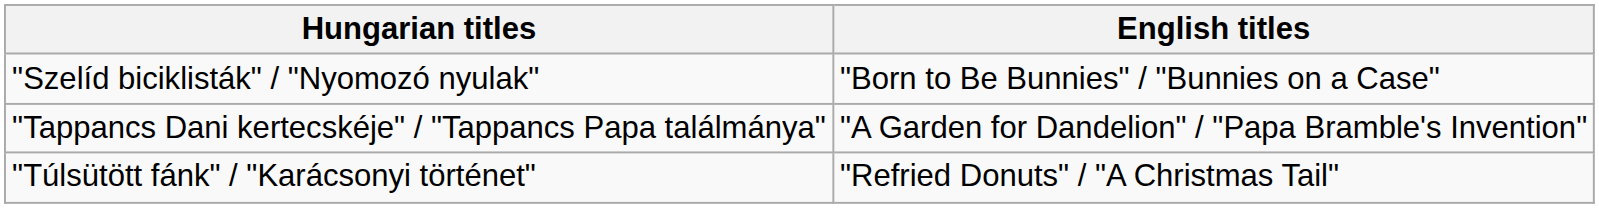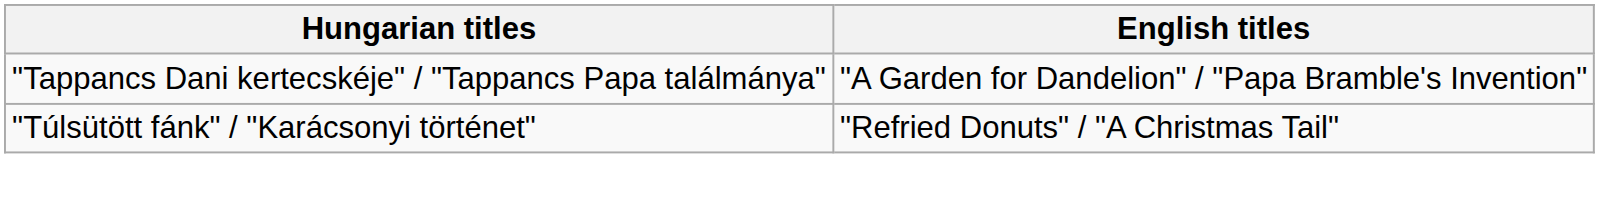- row: (276, 78)
